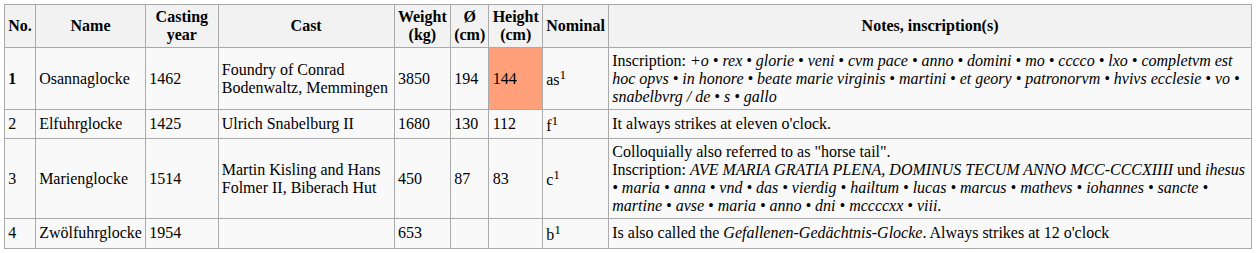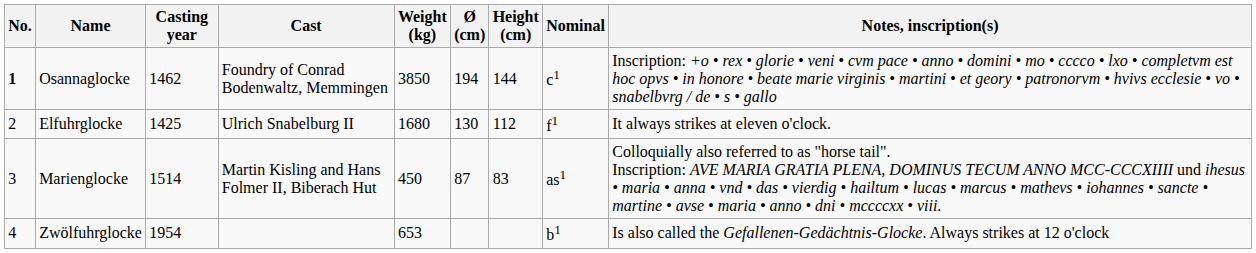(505, 78) lightsalmon background -> (505, 78) no background
(556, 78) as1 -> (553, 78) c1
(553, 178) c1 -> (556, 178) as1
